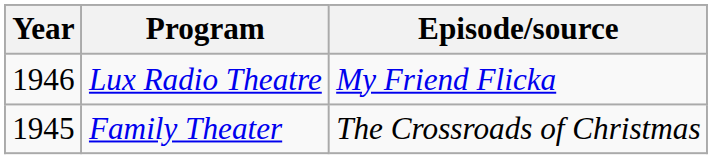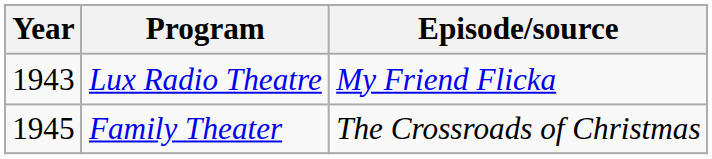(43, 78) 1946 -> (43, 78) 1943
